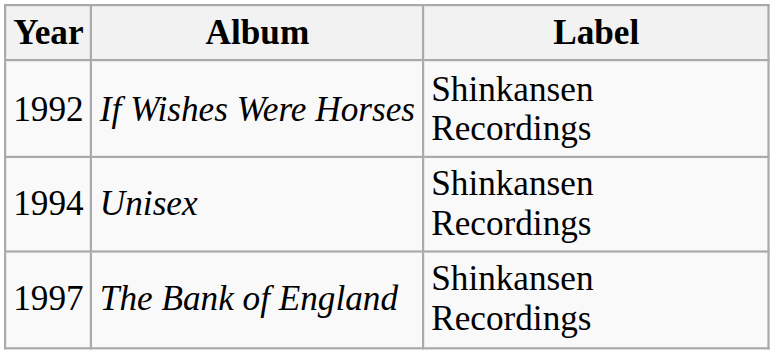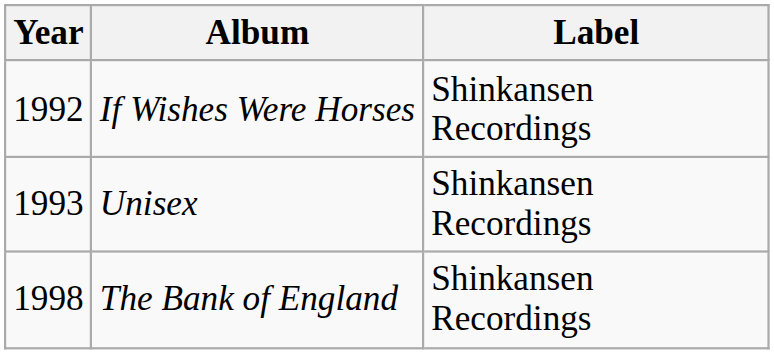(48, 203) 1994 -> (48, 203) 1993
(48, 298) 1997 -> (48, 298) 1998
